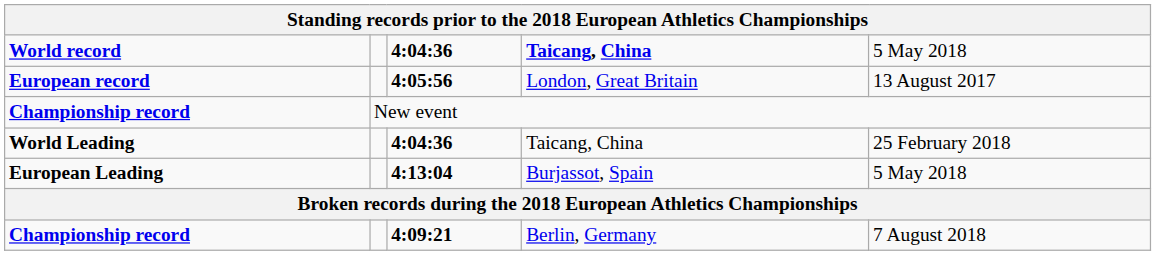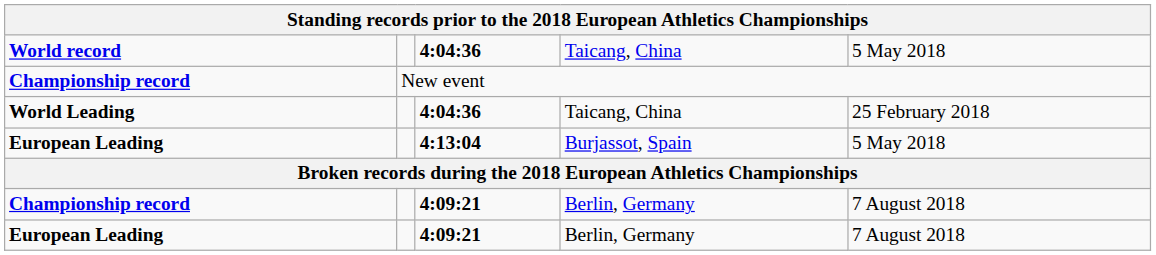(589, 50) bold -> (623, 50) normal
- row: (79, 81)
+ row: (86, 234)
